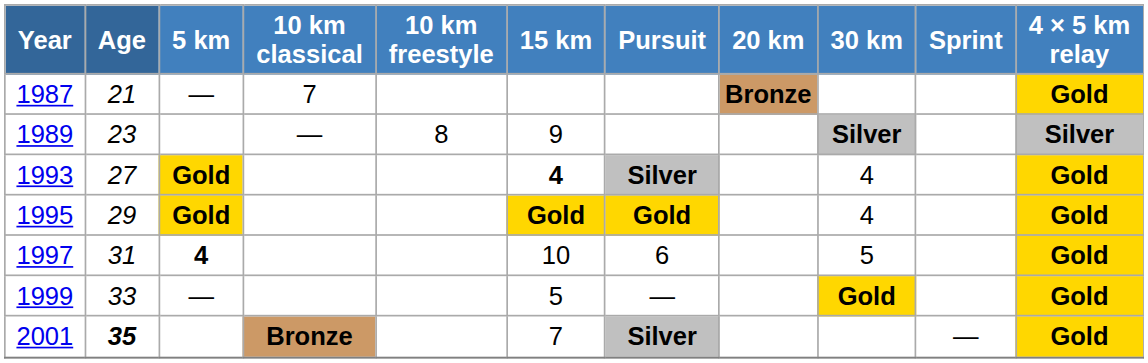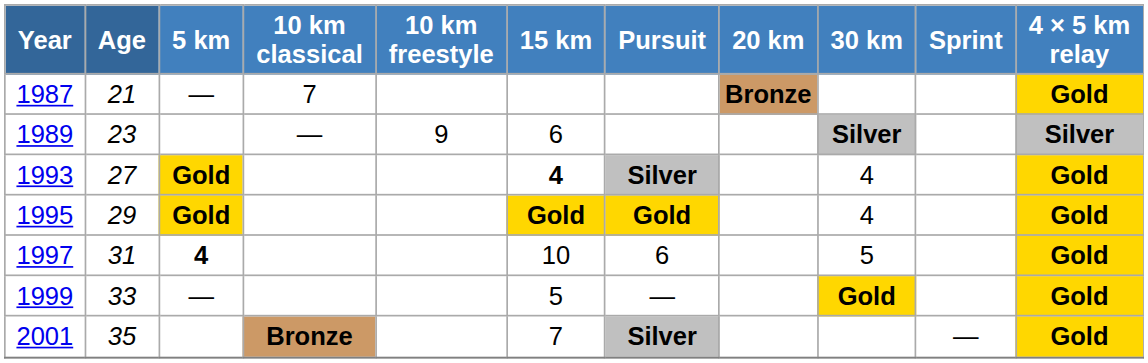(441, 135) 8 -> (441, 135) 9
(556, 135) 9 -> (556, 135) 6
(122, 337) bold -> (122, 337) normal
